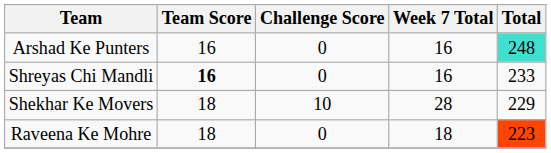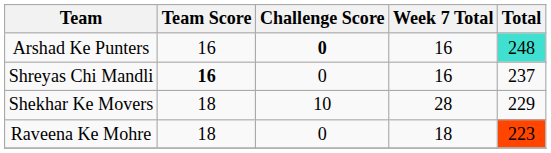(322, 47) normal -> (322, 47) bold
(522, 76) 233 -> (522, 76) 237
